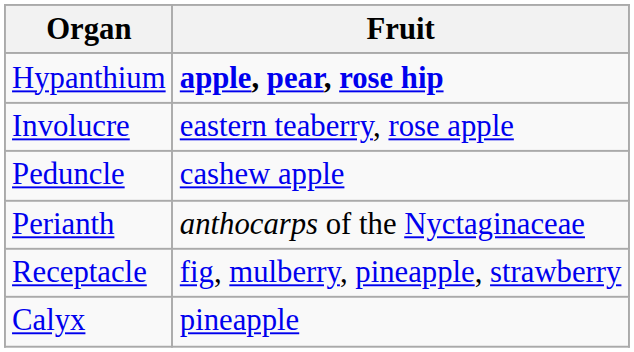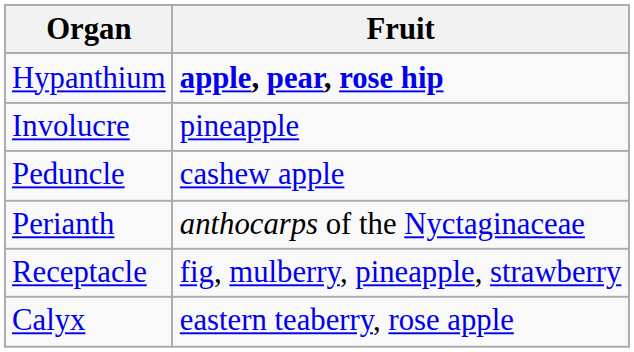(347, 126) eastern teaberry, rose apple -> (240, 126) pineapple
(240, 321) pineapple -> (347, 321) eastern teaberry, rose apple
